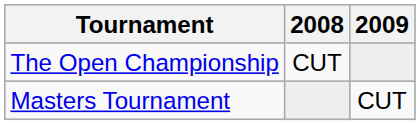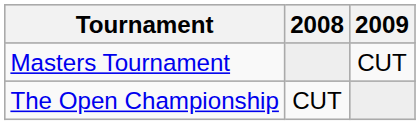rows swapped: (120, 101) <-> (145, 62)
